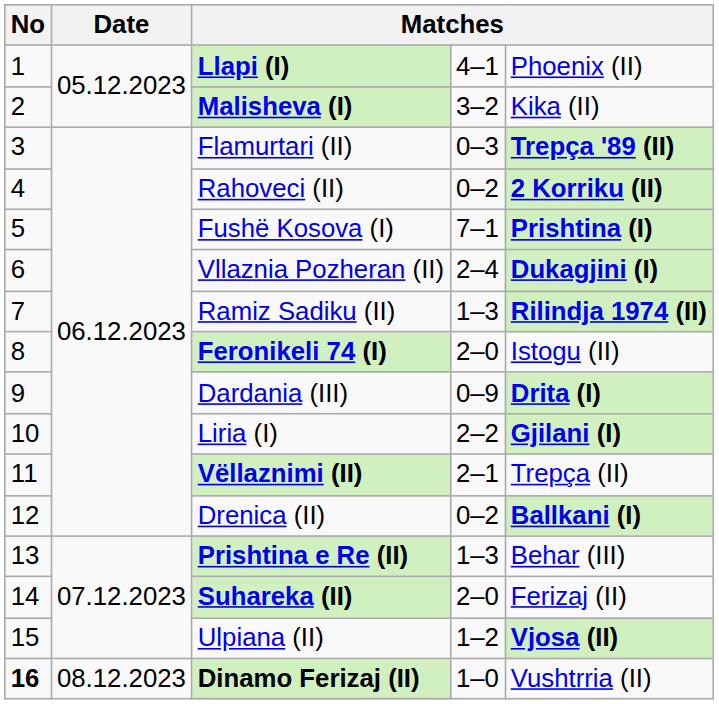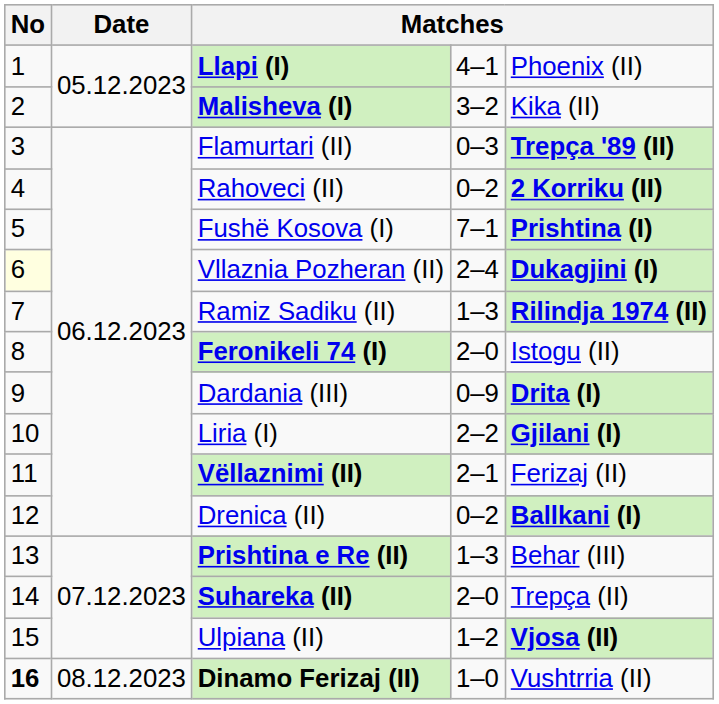(18, 270) no background -> (18, 270) lightyellow background
(570, 474) Trepça (II) -> (569, 474) Ferizaj (II)
(569, 596) Ferizaj (II) -> (570, 596) Trepça (II)
